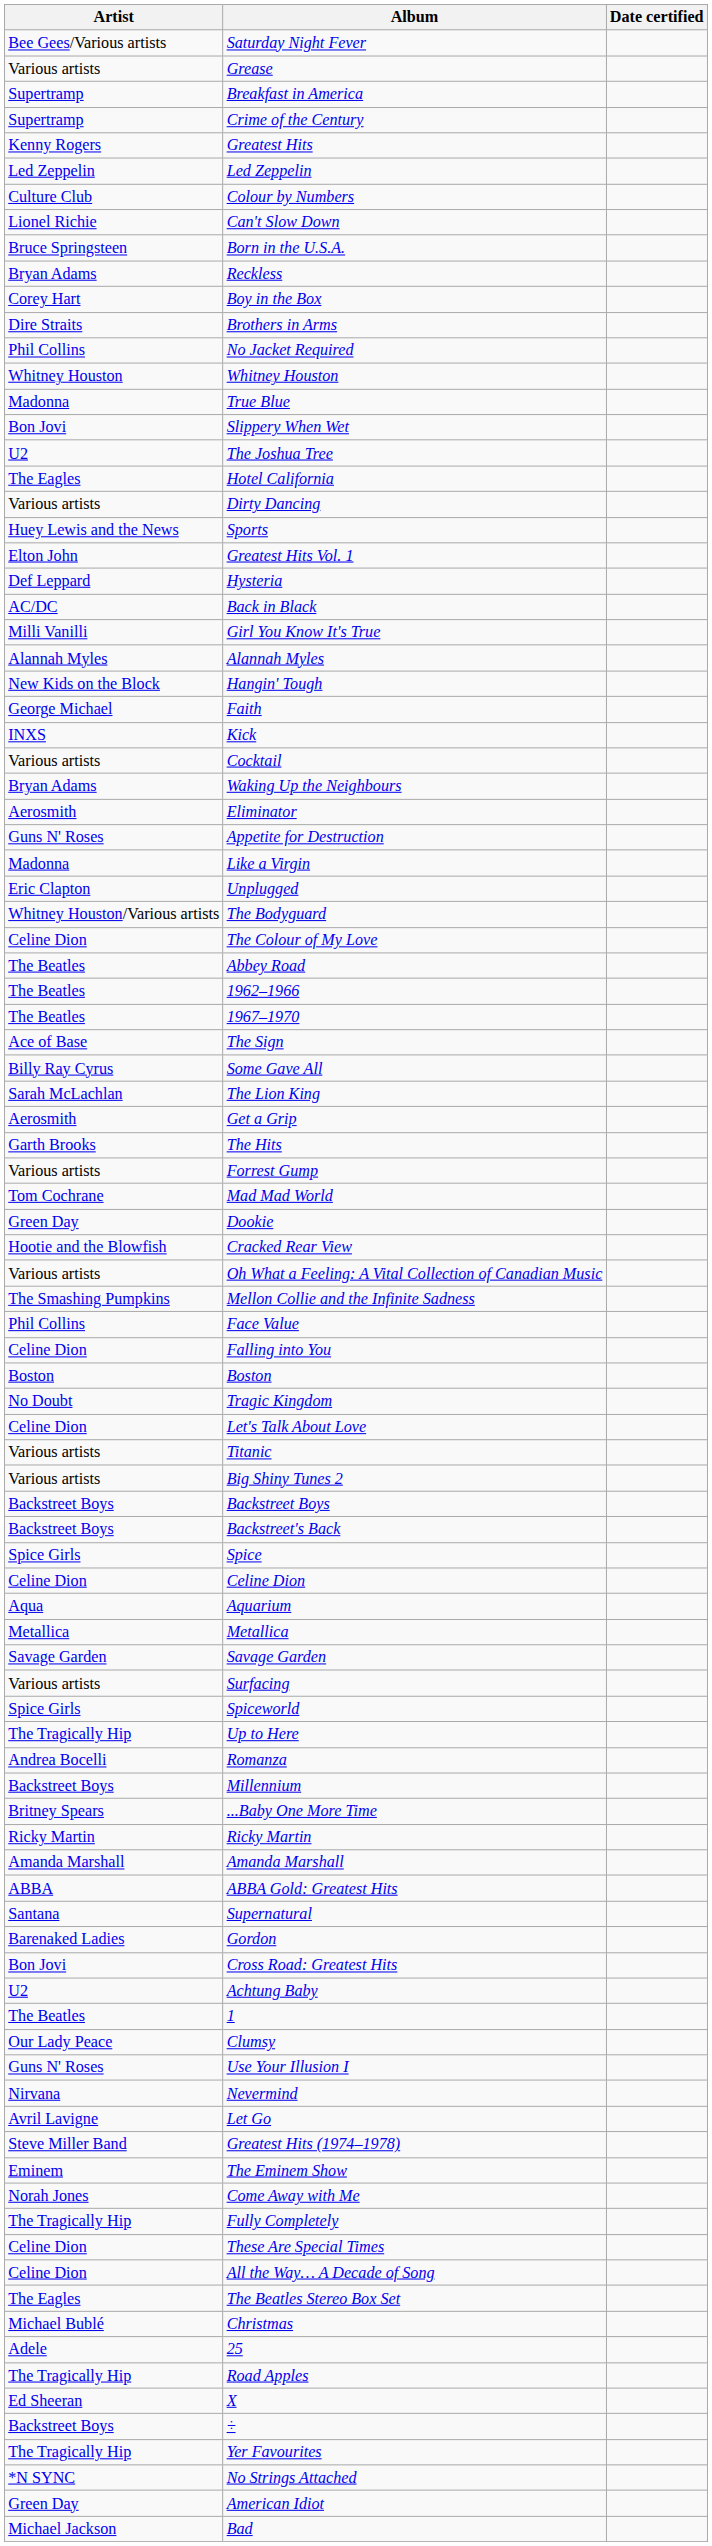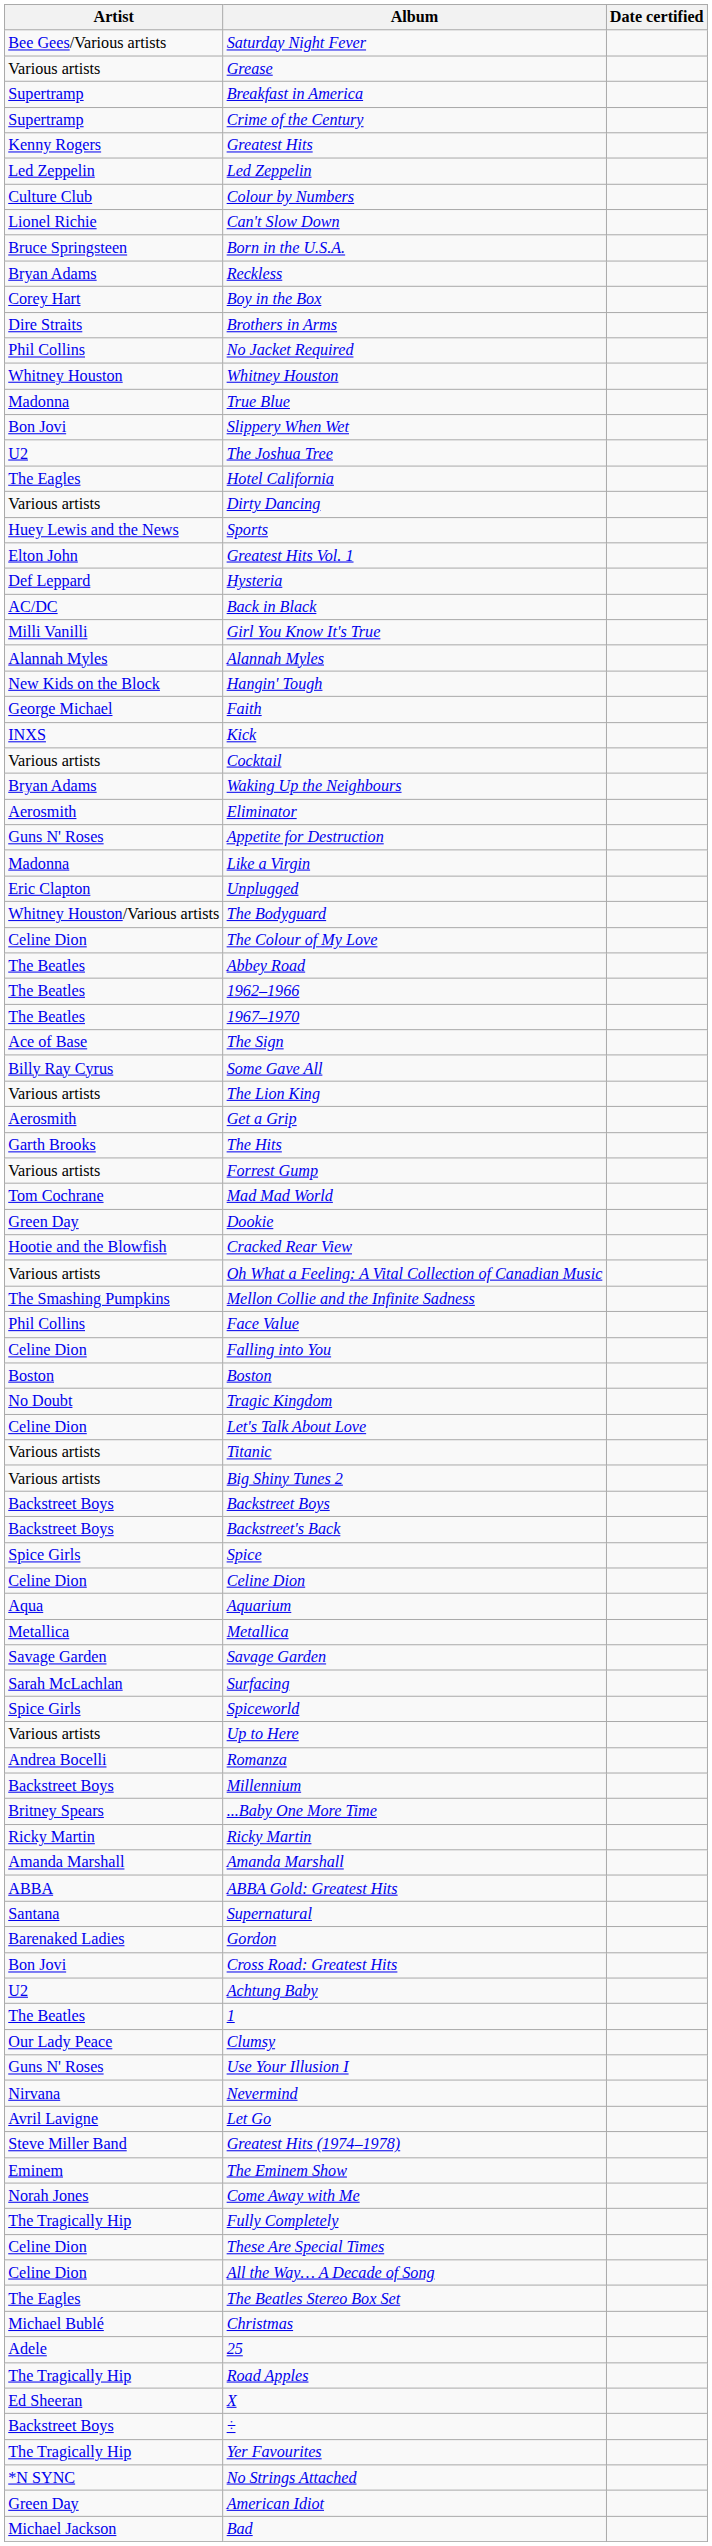(65, 1093) Sarah McLachlan -> (54, 1093) Various artists
(54, 1683) Various artists -> (65, 1683) Sarah McLachlan
(70, 1734) The Tragically Hip -> (54, 1734) Various artists
